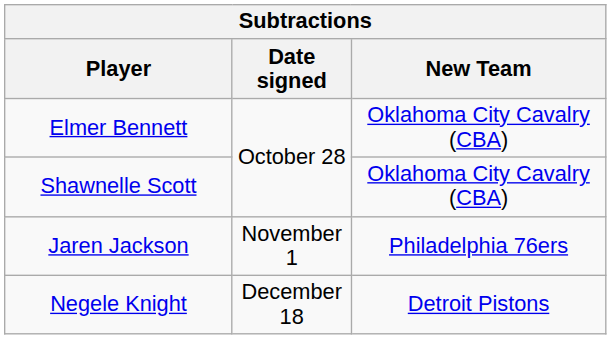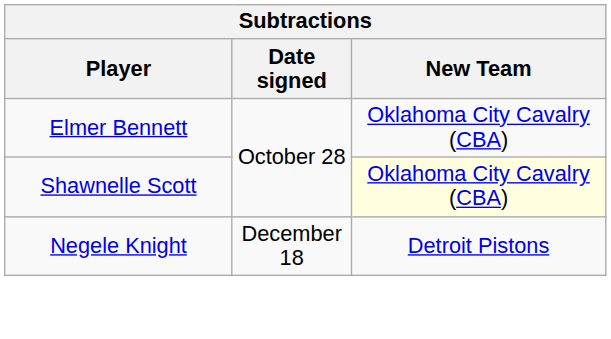(479, 186) no background -> (479, 186) lightyellow background
- row: (118, 245)
